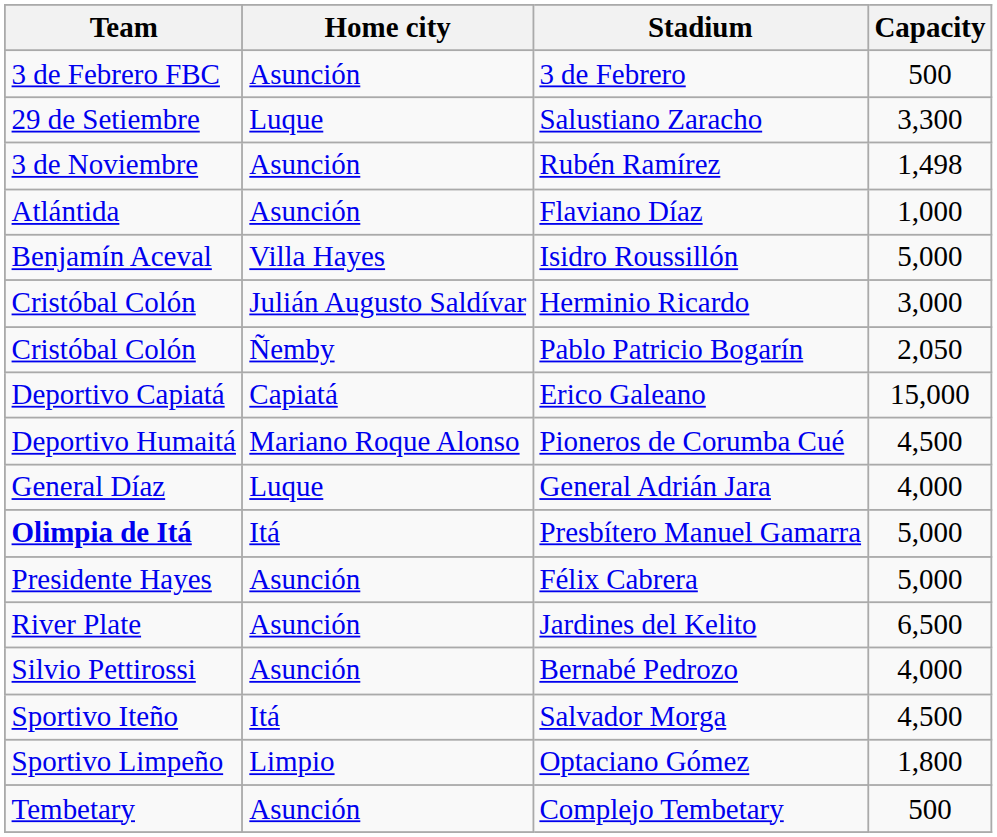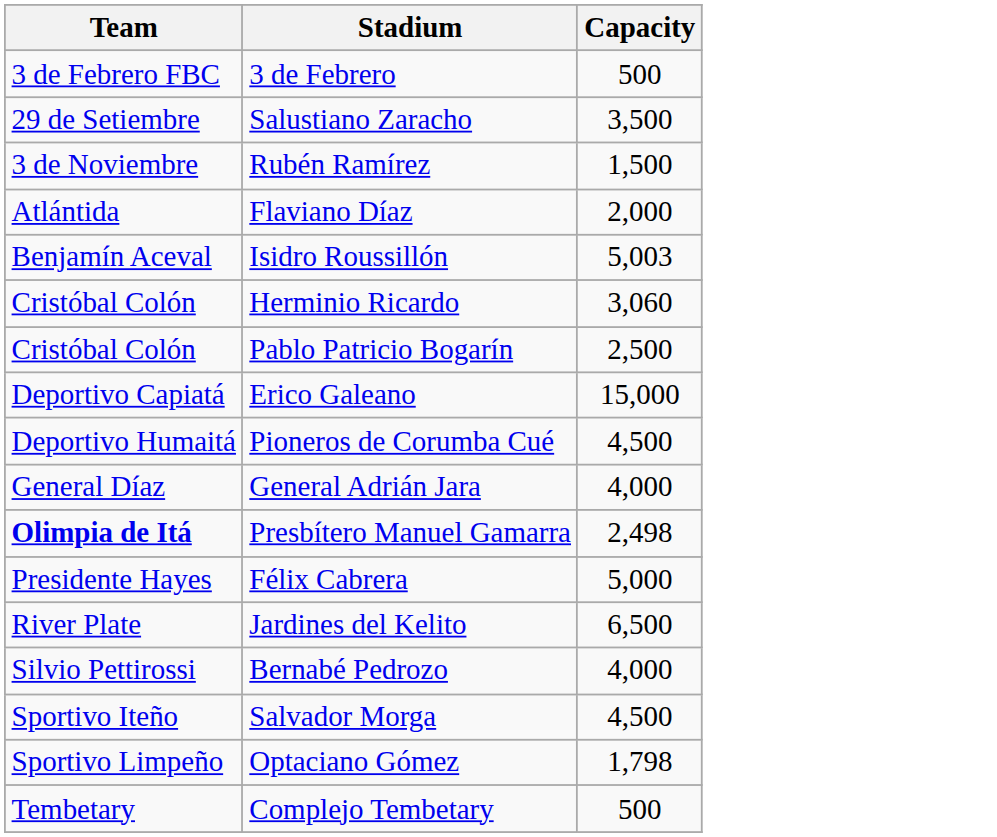- column: (388, 27)
(930, 119) 3,300 -> (640, 119) 3,500
(930, 165) 1,498 -> (640, 165) 1,500
(930, 211) 1,000 -> (640, 211) 2,000
(930, 257) 5,000 -> (640, 257) 5,003
(930, 303) 3,000 -> (640, 303) 3,060
(930, 348) 2,050 -> (640, 348) 2,500
(930, 532) 5,000 -> (640, 532) 2,498
(930, 762) 1,800 -> (640, 762) 1,798
